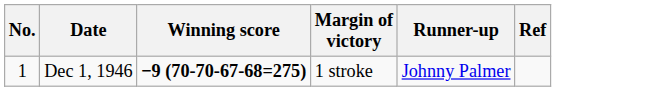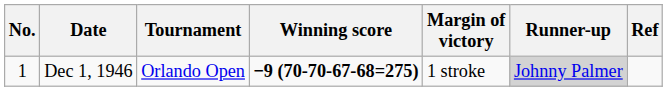+ column: (193, 30)
(456, 71) no background -> (568, 71) lightgrey background
